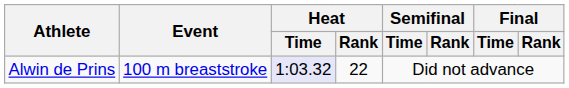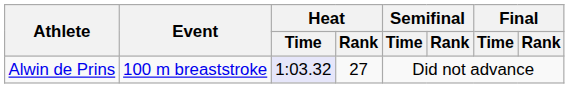(359, 70) 22 -> (359, 70) 27
